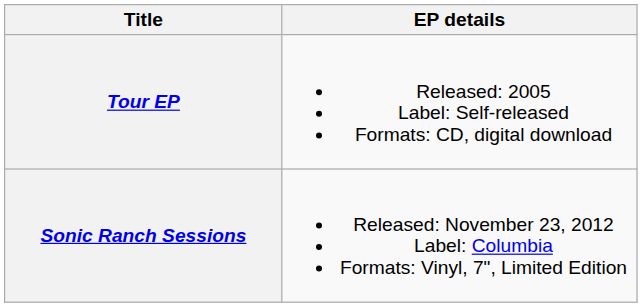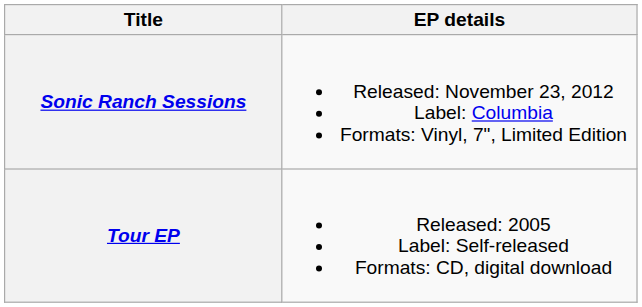rows swapped: (143, 101) <-> (143, 235)
